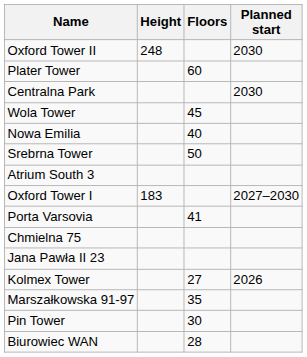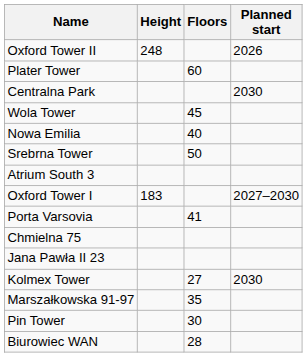(248, 50) 2030 -> (248, 50) 2026
(248, 279) 2026 -> (248, 279) 2030
